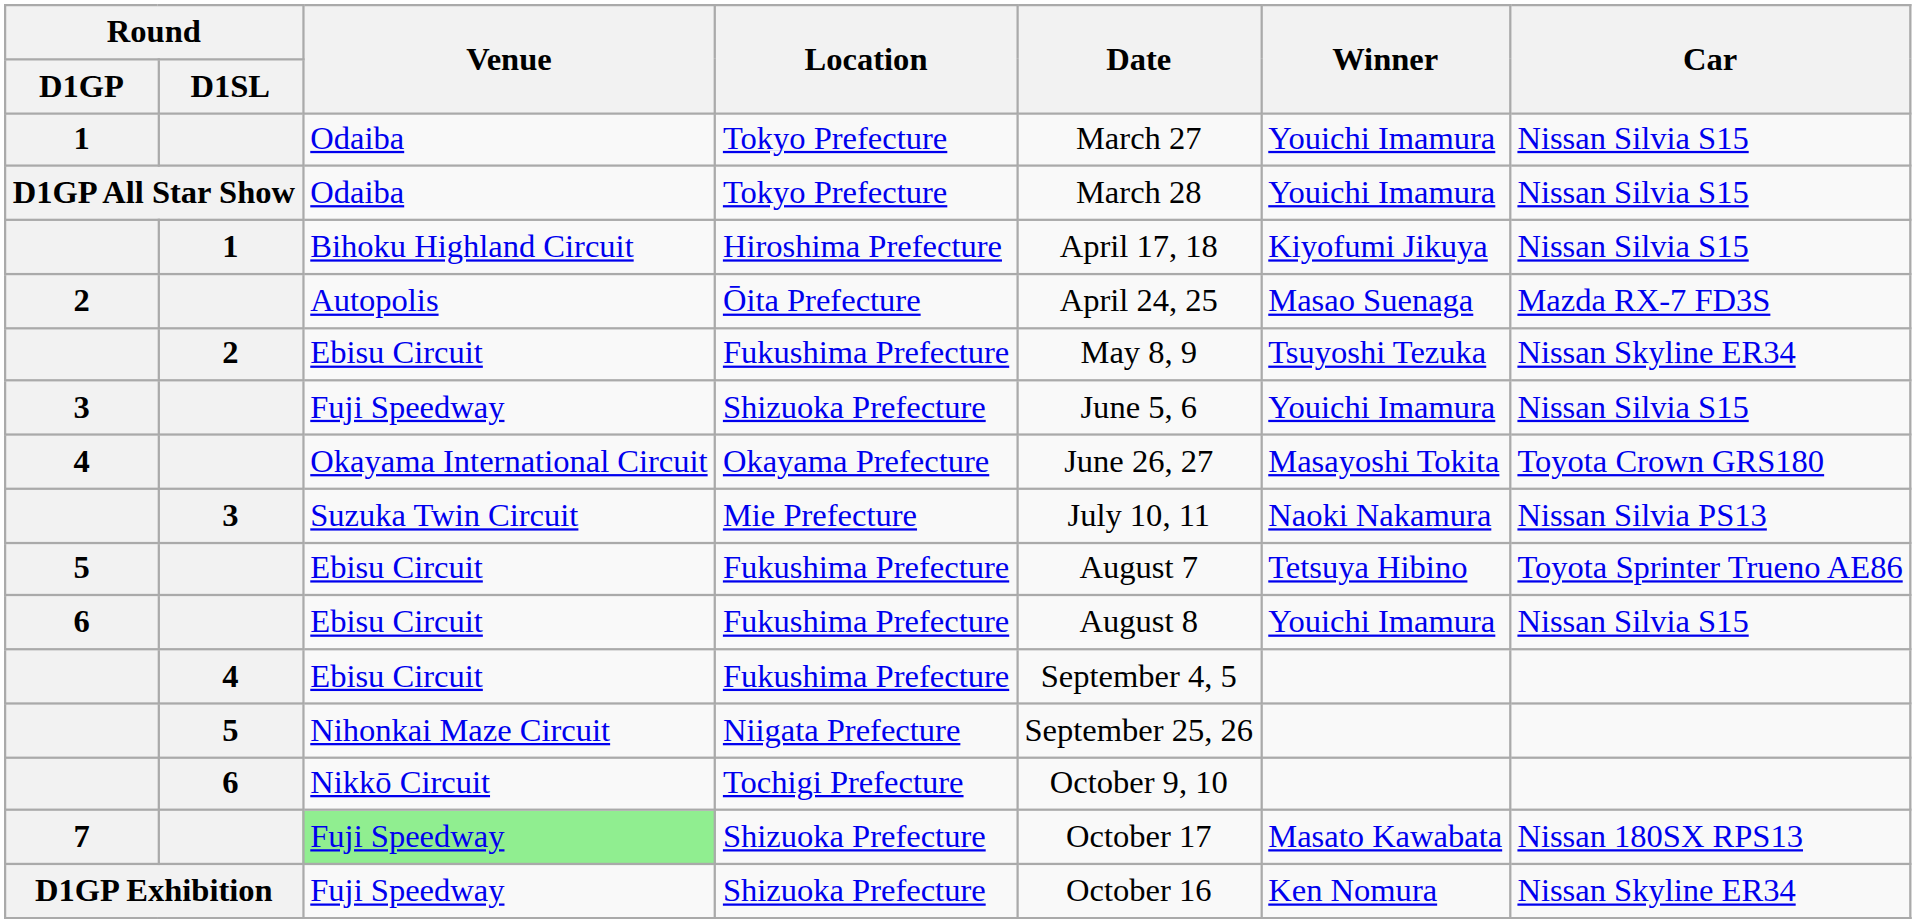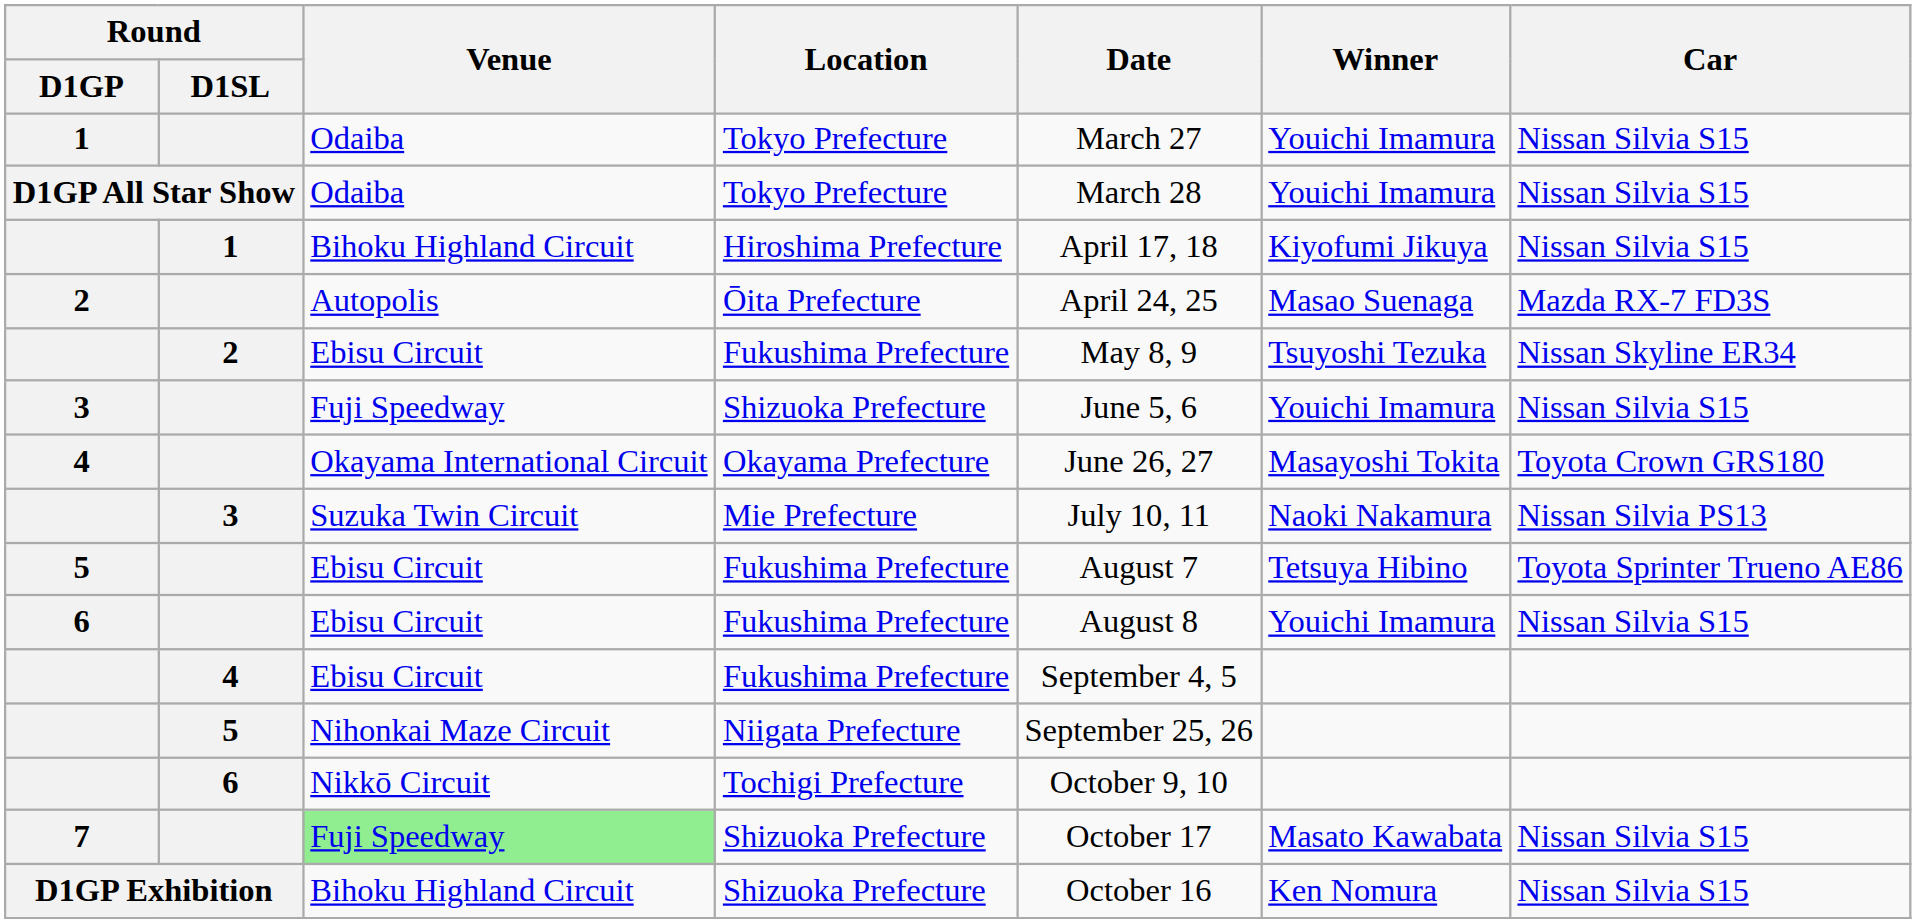(1660, 836) Nissan 180SX RPS13 -> (1633, 836) Nissan Silvia S15
(407, 890) Fuji Speedway -> (472, 890) Bihoku Highland Circuit
(1657, 890) Nissan Skyline ER34 -> (1633, 890) Nissan Silvia S15
